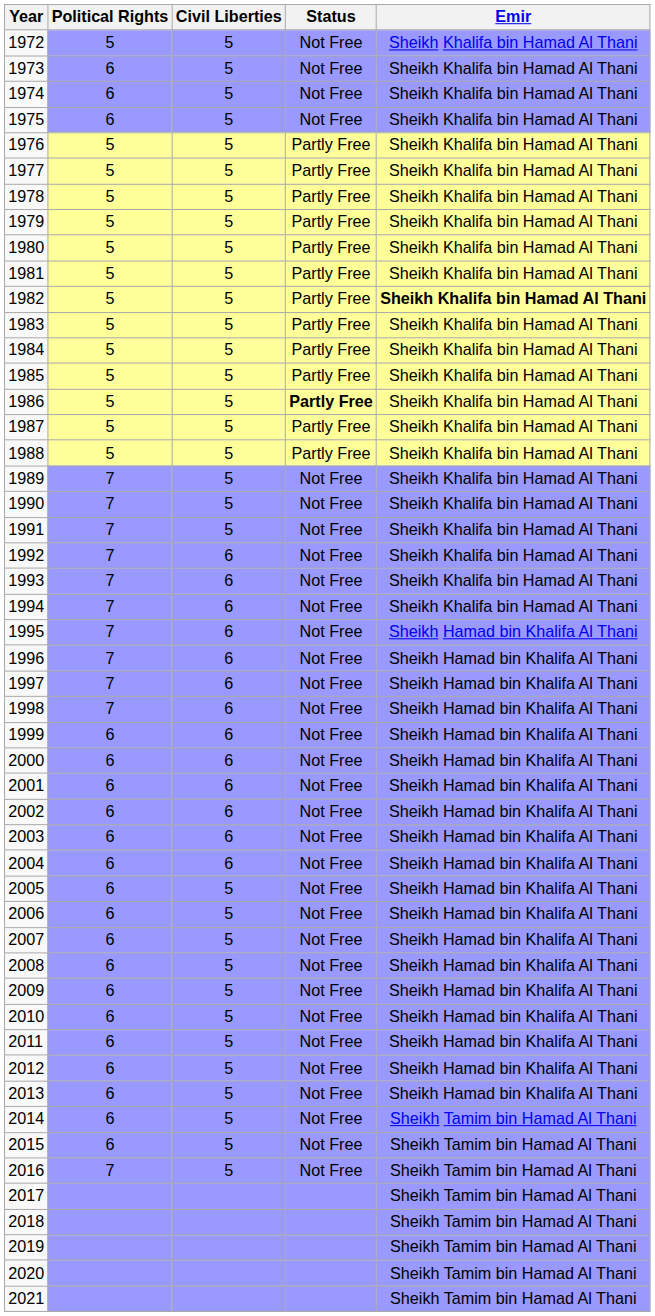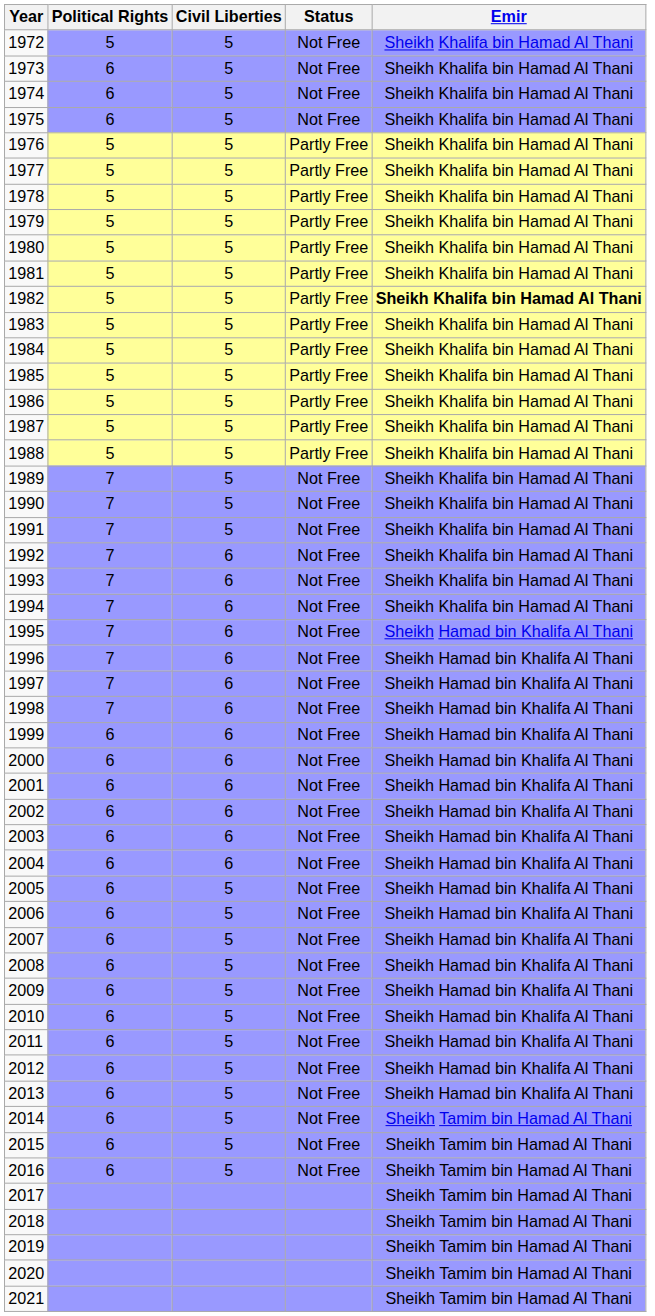(331, 401) bold -> (329, 401) normal
(110, 1170) 7 -> (110, 1170) 6
